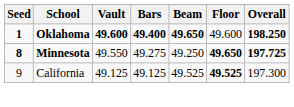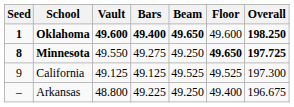(226, 73) bold -> (226, 73) normal
+ row: (58, 92)
